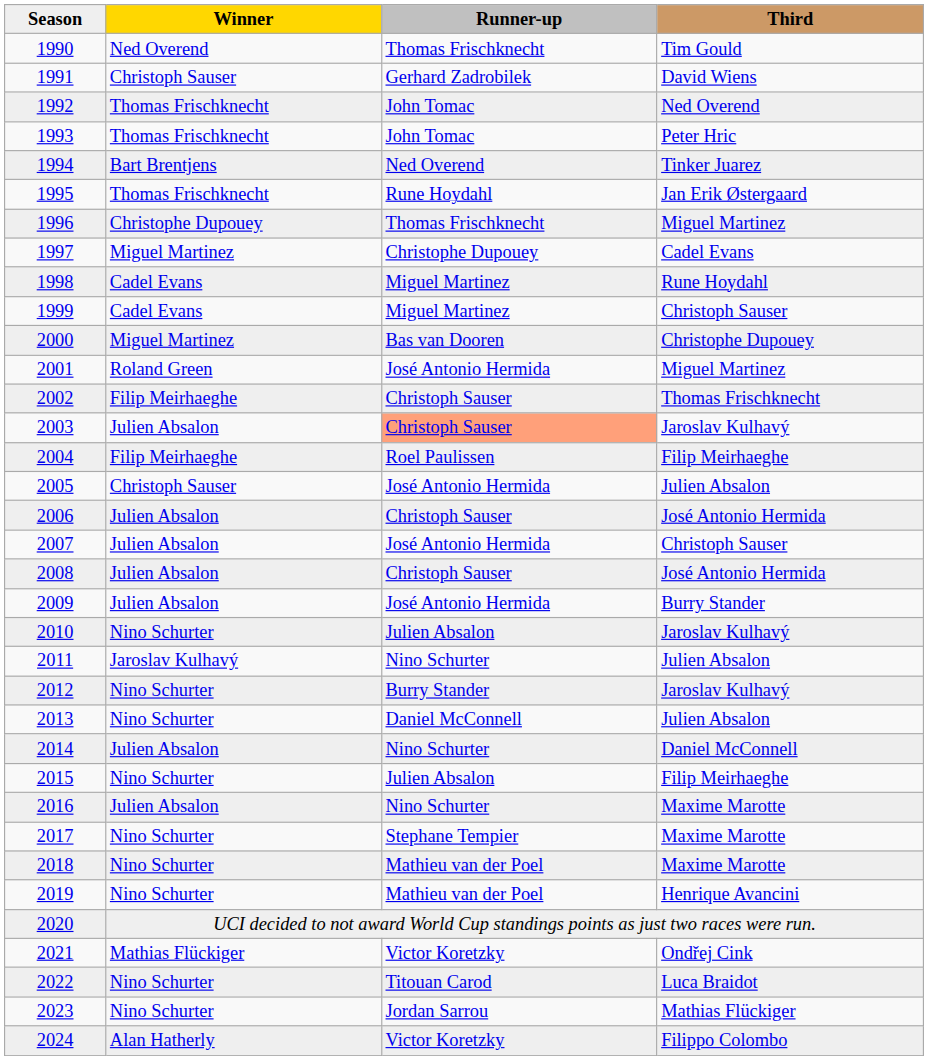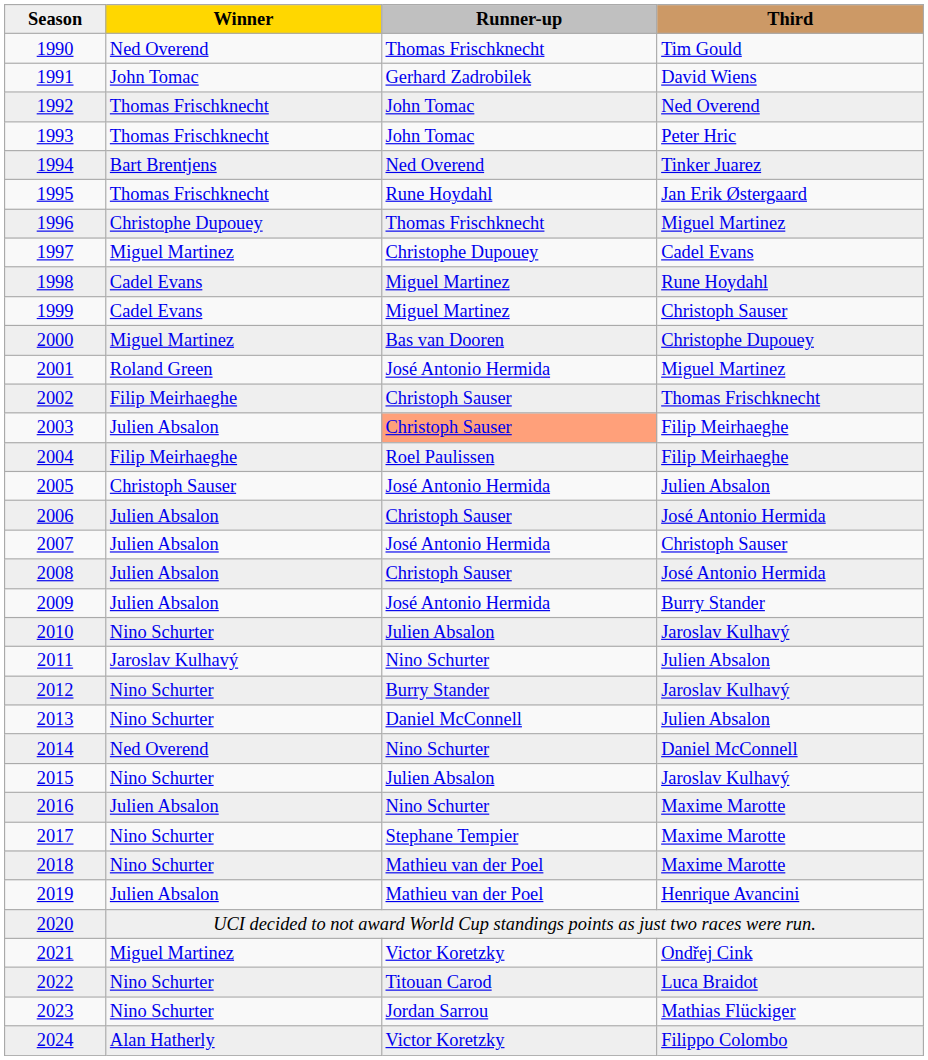(173, 77) Christoph Sauser -> (154, 77) John Tomac
(725, 427) Jaroslav Kulhavý -> (725, 427) Filip Meirhaeghe
(164, 748) Julien Absalon -> (159, 748) Ned Overend
(725, 777) Filip Meirhaeghe -> (725, 777) Jaroslav Kulhavý
(162, 894) Nino Schurter -> (164, 894) Julien Absalon
(177, 952) Mathias Flückiger -> (172, 952) Miguel Martinez
